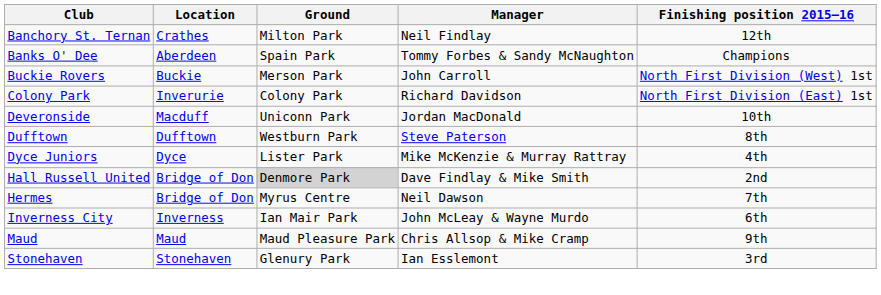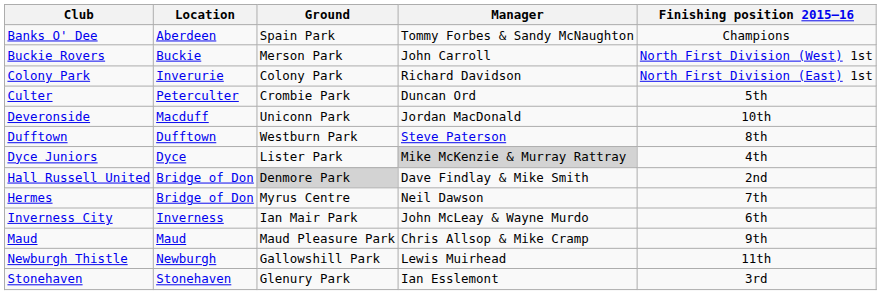- row: (79, 35)
+ row: (30, 96)
(514, 157) no background -> (514, 157) lightgrey background
+ row: (68, 259)
